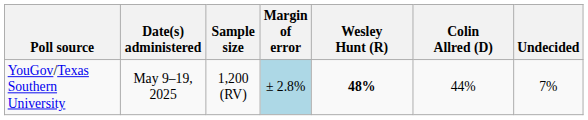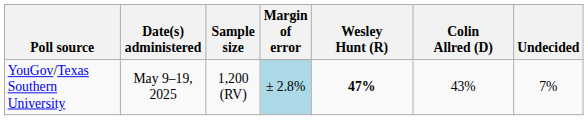(362, 87) 48% -> (362, 87) 47%
(463, 87) 44% -> (463, 87) 43%
